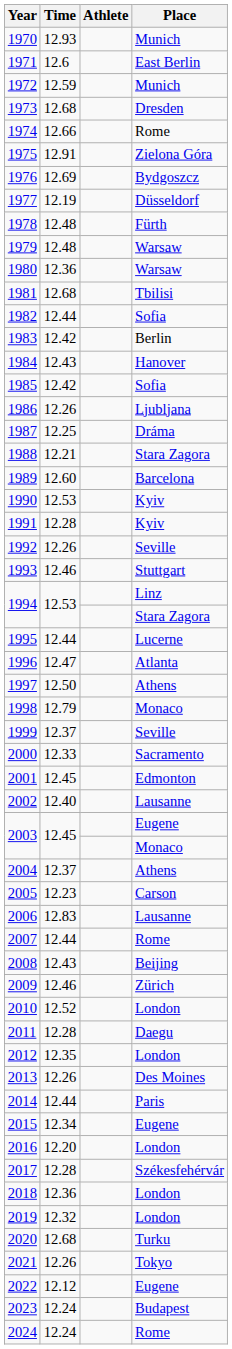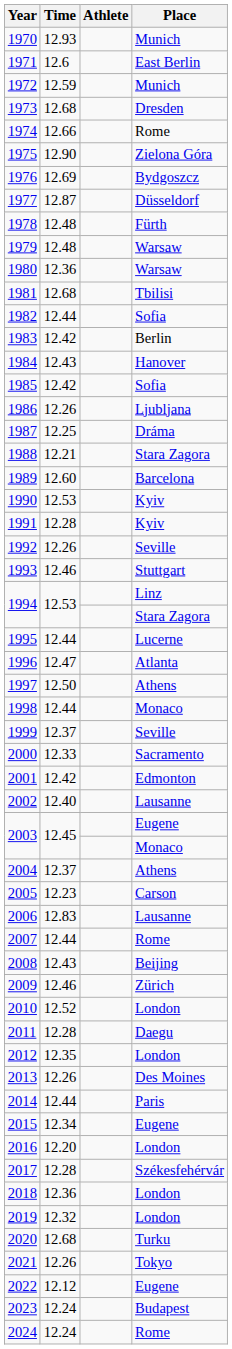(60, 154) 12.91 -> (60, 154) 12.90
(60, 200) 12.19 -> (60, 200) 12.87
(60, 708) 12.79 -> (60, 708) 12.44
(60, 778) 12.45 -> (60, 778) 12.42
